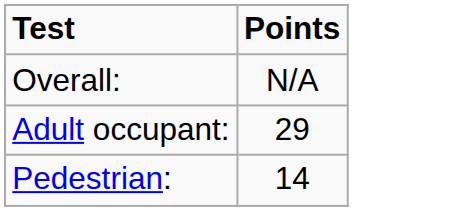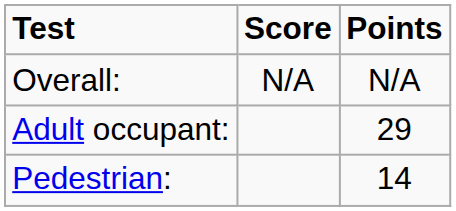+ column: (288, 29)
